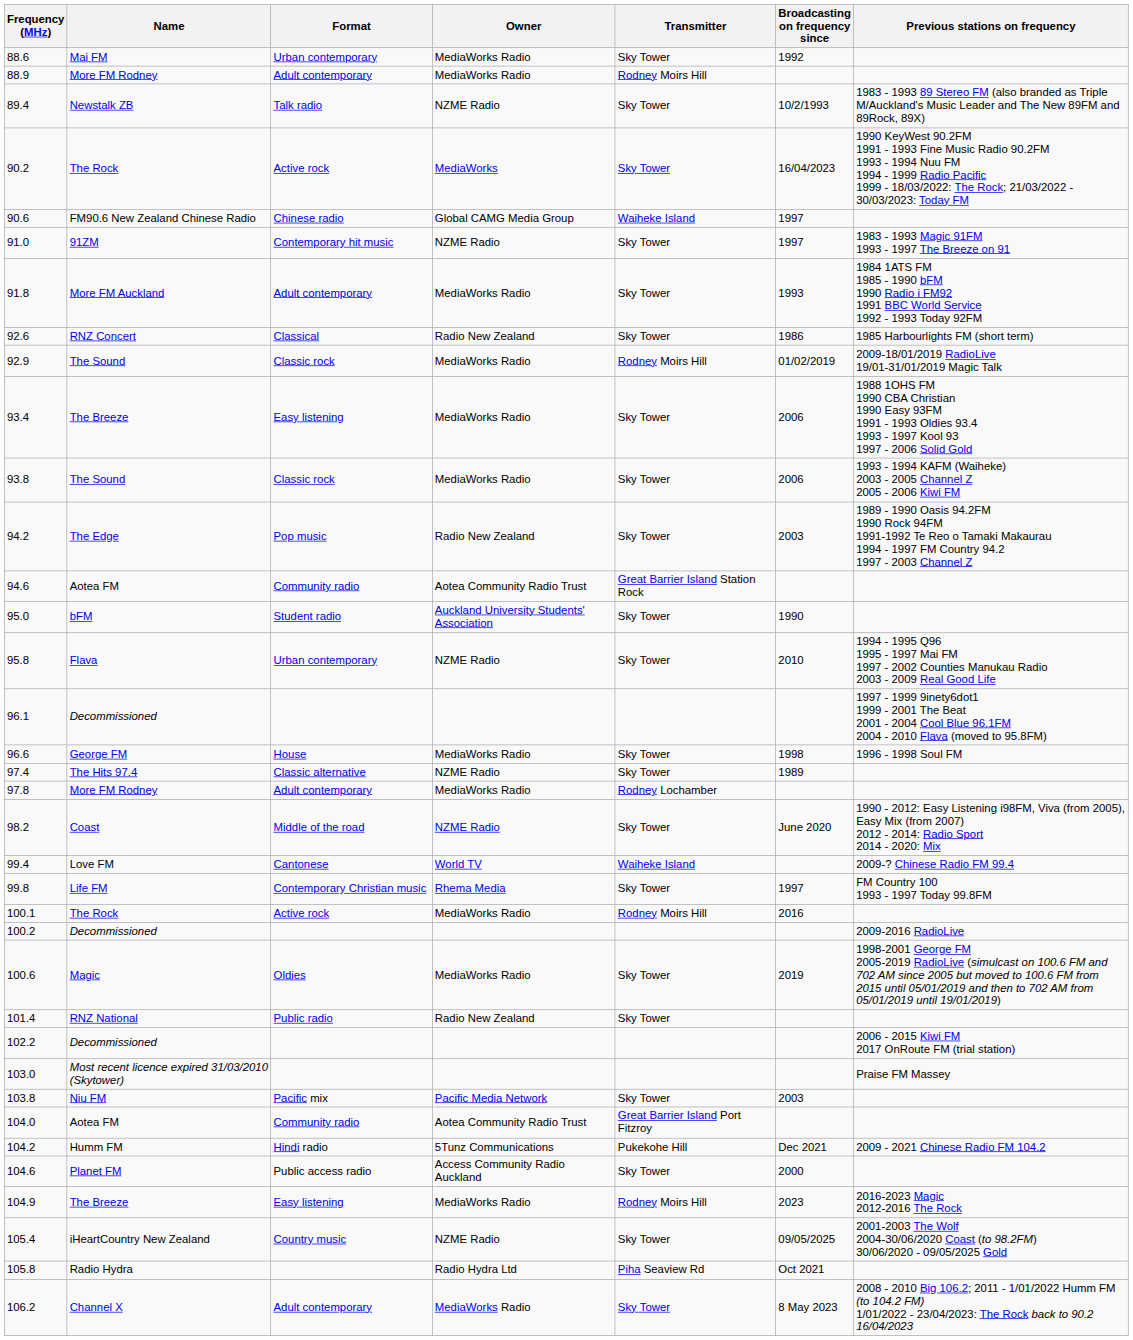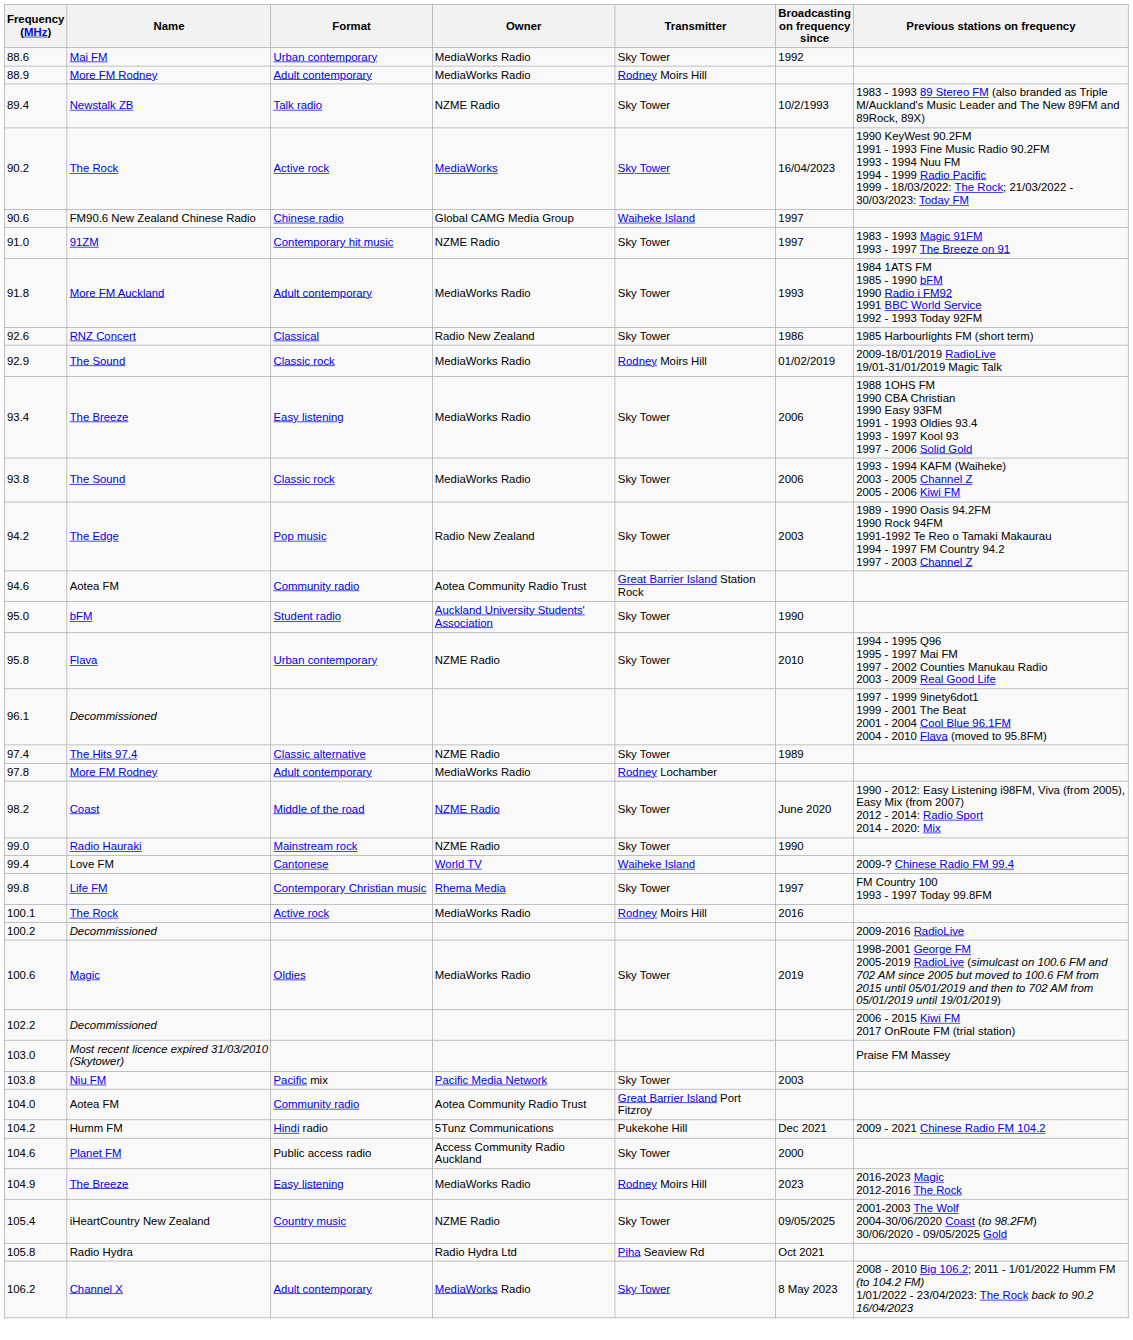- row: (18, 754)
+ row: (18, 846)
- row: (21, 1018)
